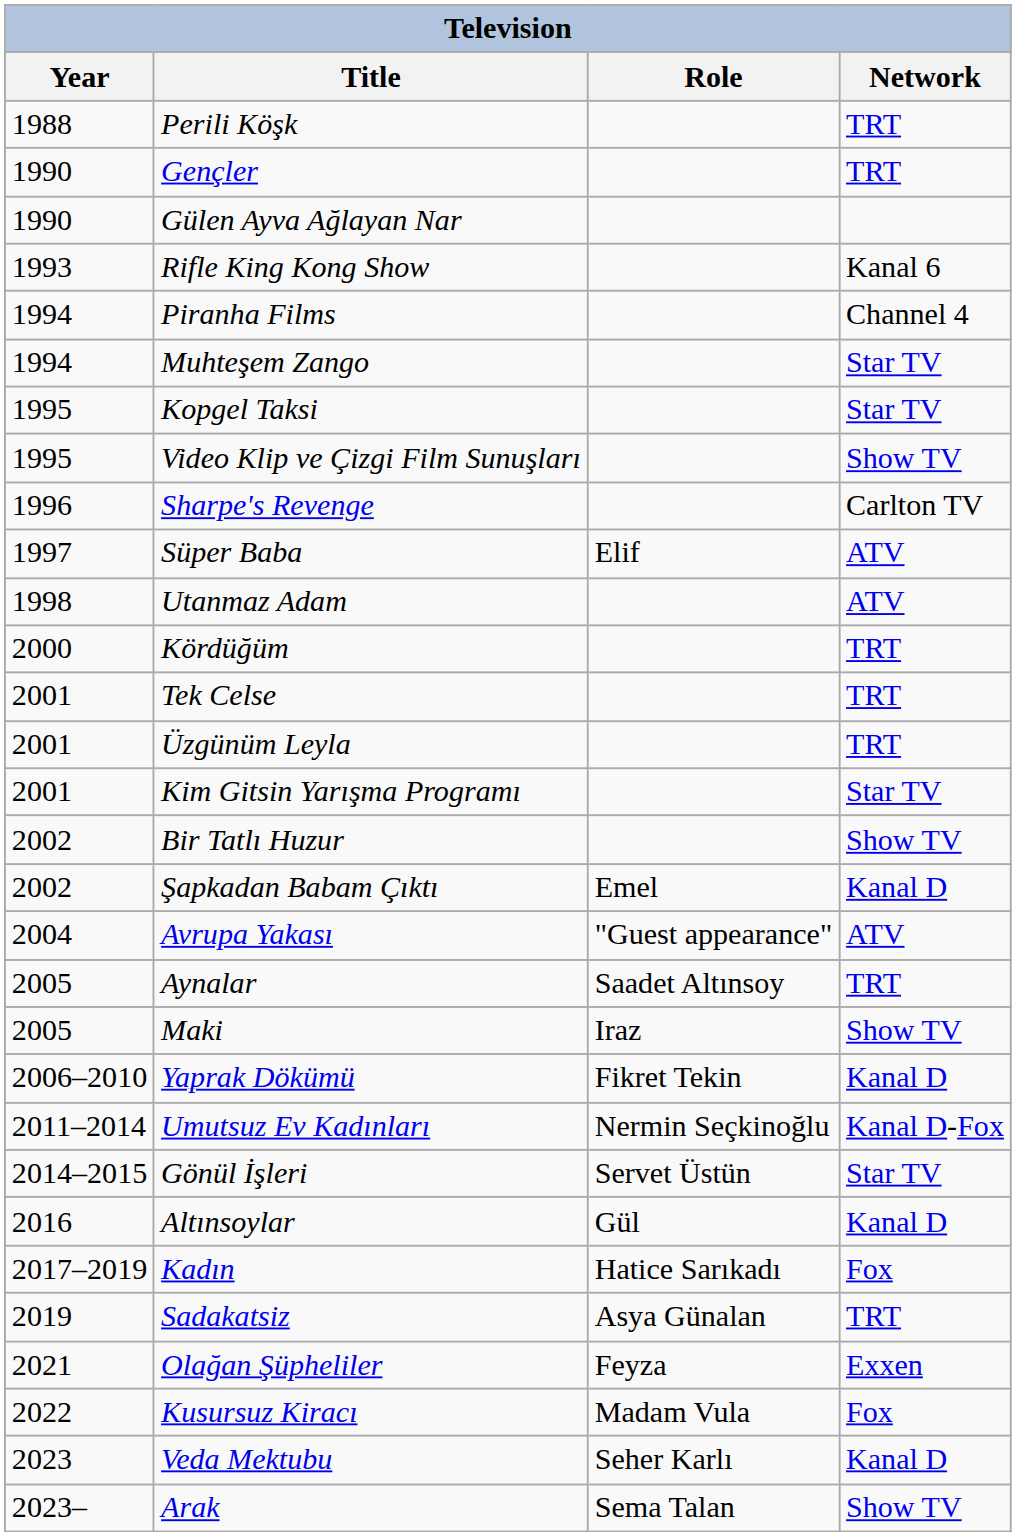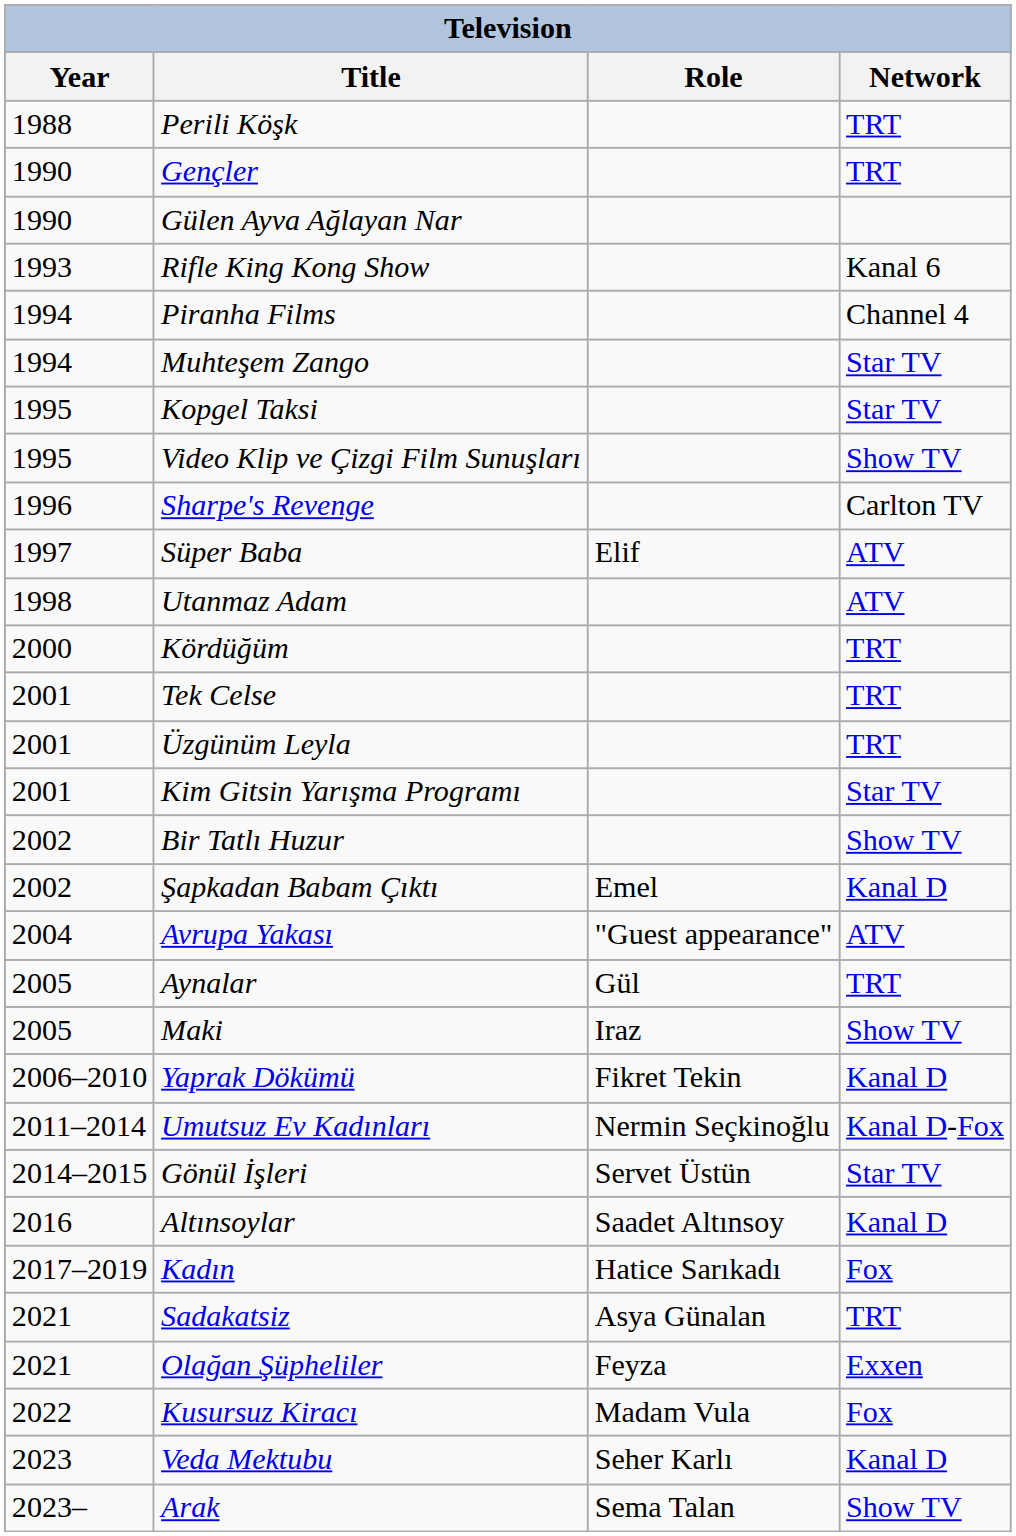(690, 982) Saadet Altınsoy -> (617, 982) Gül
(617, 1220) Gül -> (690, 1220) Saadet Altınsoy
(42, 1316) 2019 -> (42, 1316) 2021
